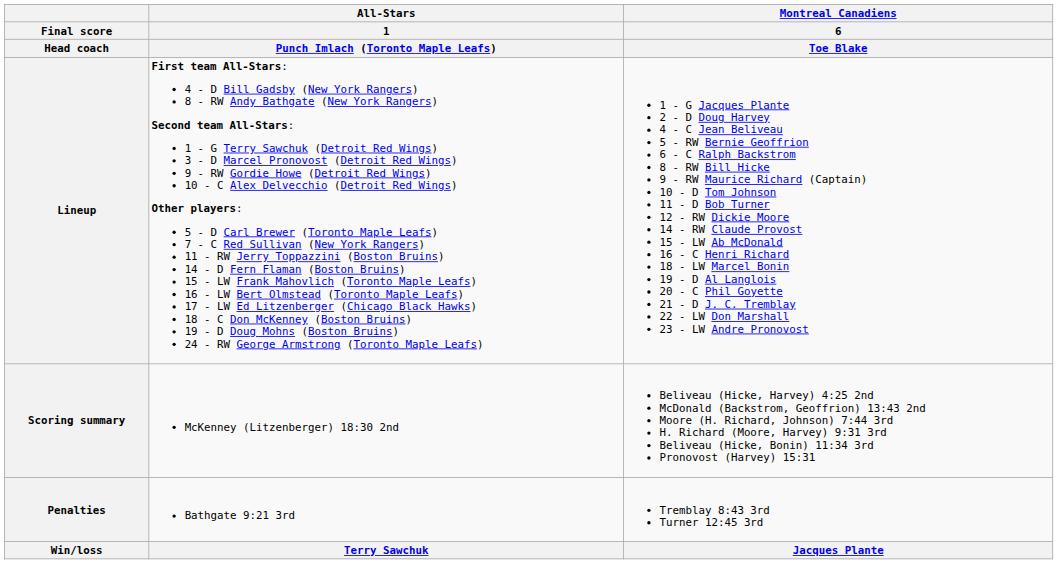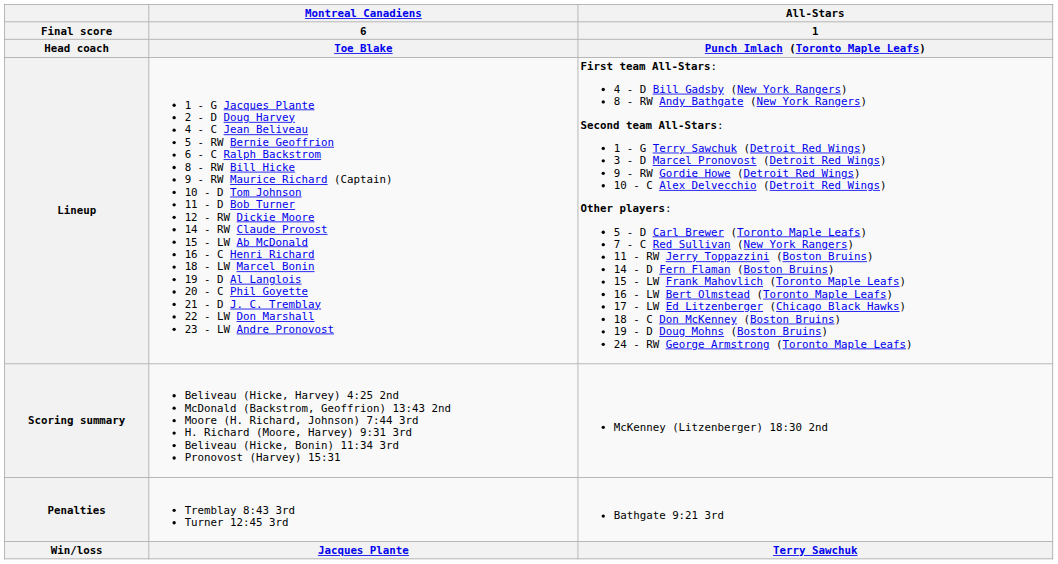columns swapped: (838, 48) <-> (386, 48)
